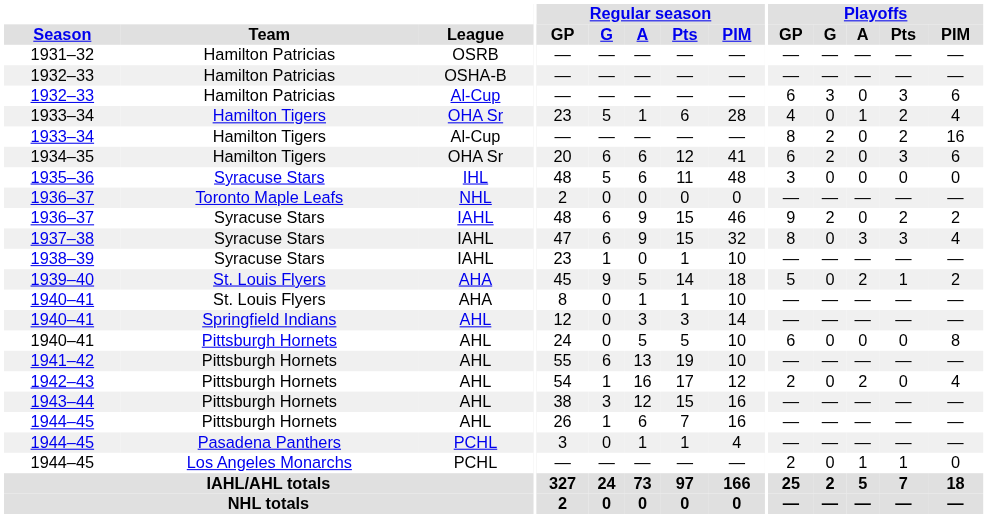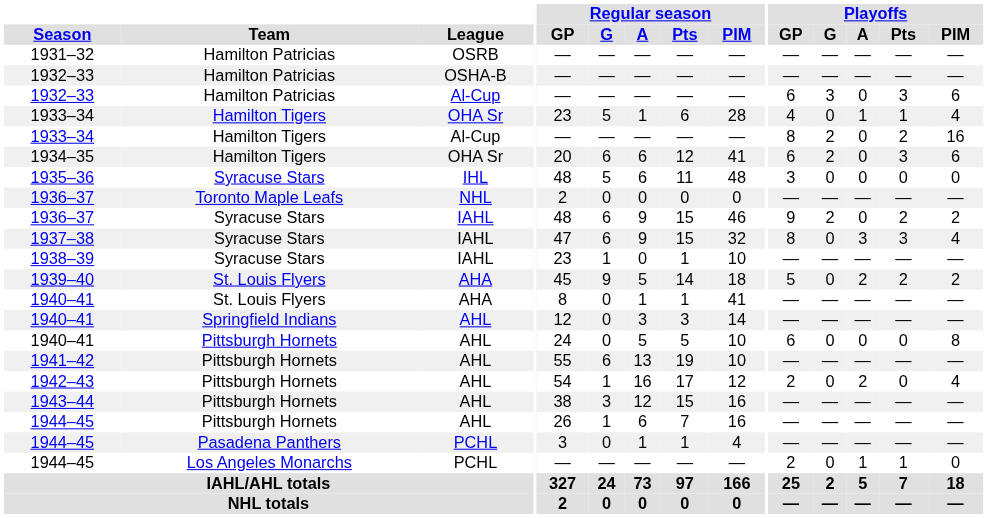(903, 116) 2 -> (903, 116) 1
(903, 279) 1 -> (903, 279) 2
(737, 299) 10 -> (737, 299) 41
